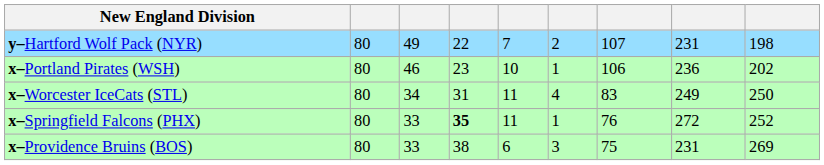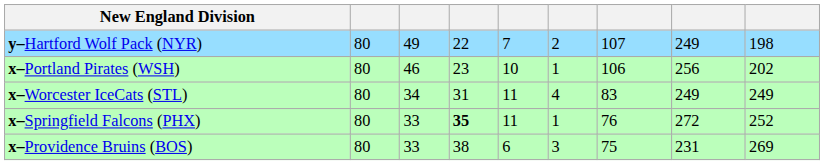(687, 43) 231 -> (687, 43) 249
(687, 69) 236 -> (687, 69) 256
(761, 95) 250 -> (761, 95) 249
